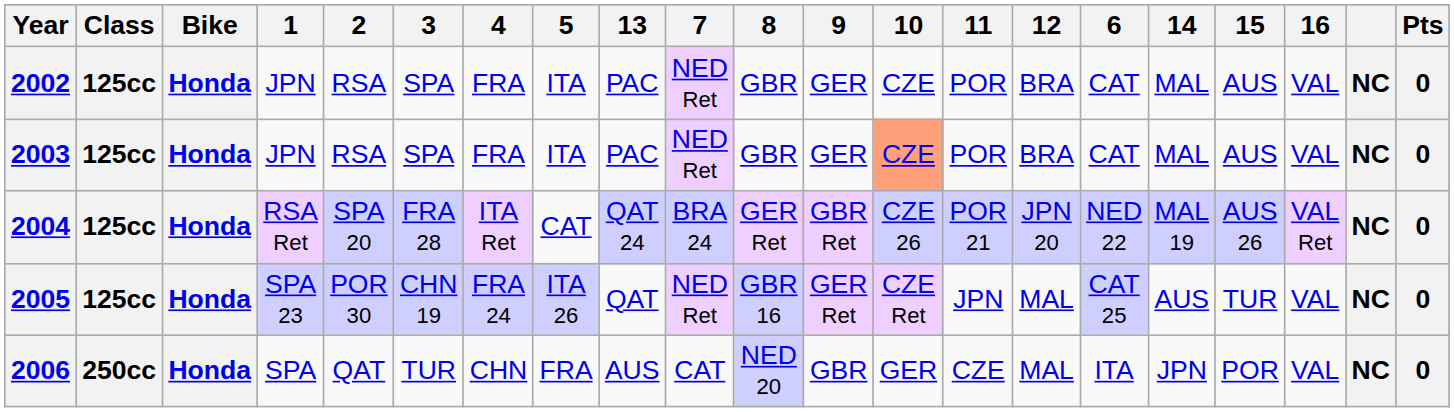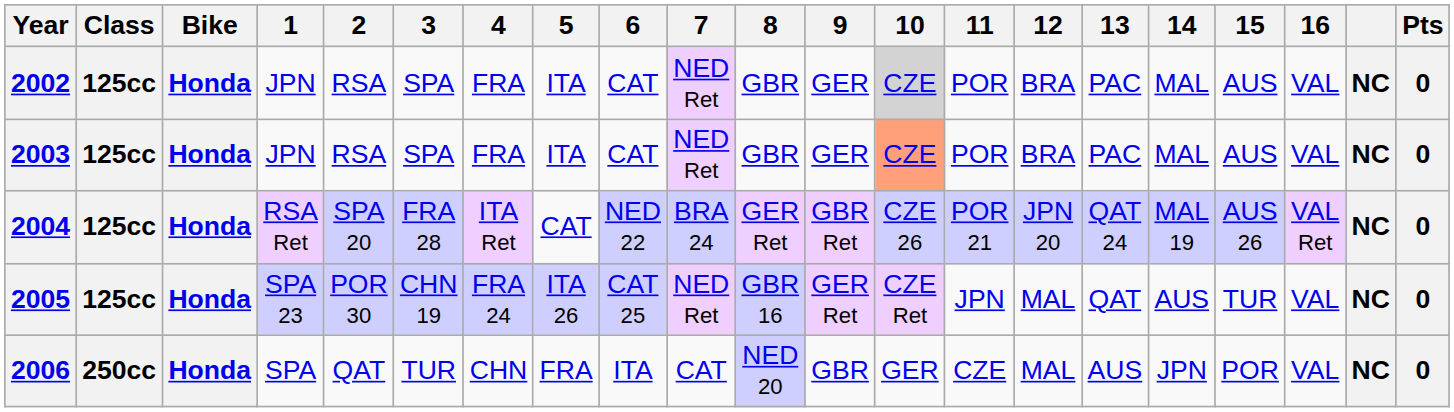columns swapped: (1114, 25) <-> (632, 25)
(908, 82) no background -> (910, 82) lightgrey background
